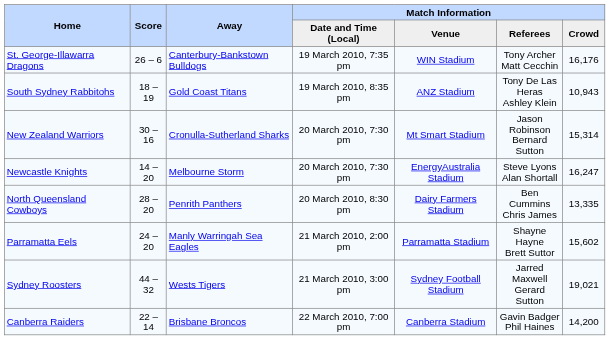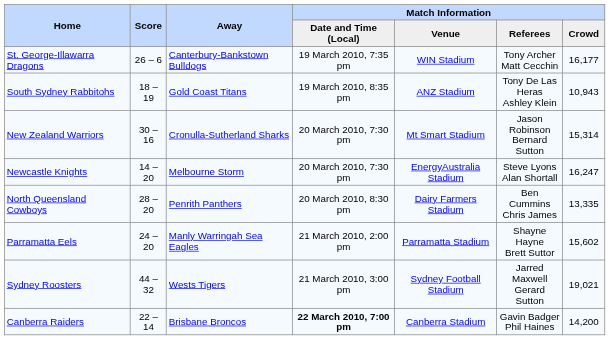(584, 60) 16,176 -> (584, 60) 16,177
(344, 322) normal -> (344, 322) bold
